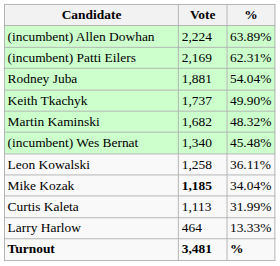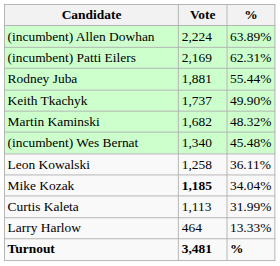(251, 79) 54.04% -> (251, 79) 55.44%
